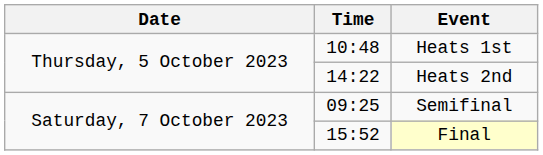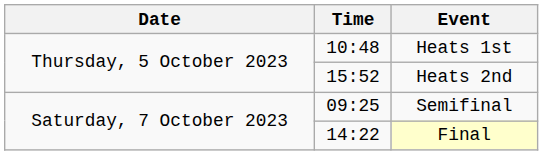(353, 77) 14:22 -> (353, 77) 15:52
(353, 135) 15:52 -> (353, 135) 14:22
